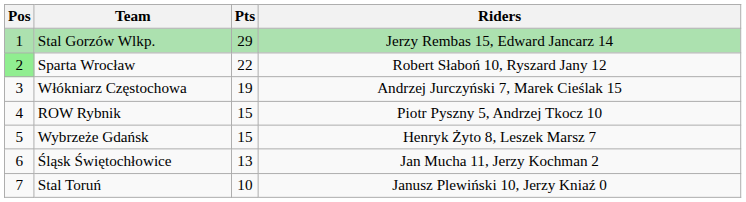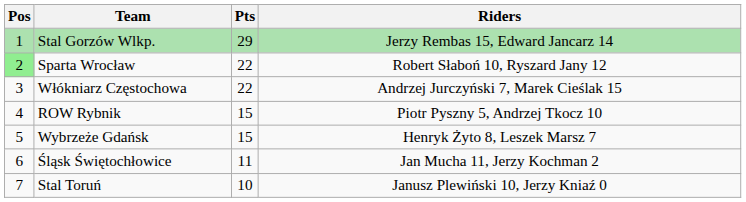(245, 88) 19 -> (245, 88) 22
(245, 161) 13 -> (245, 161) 11
